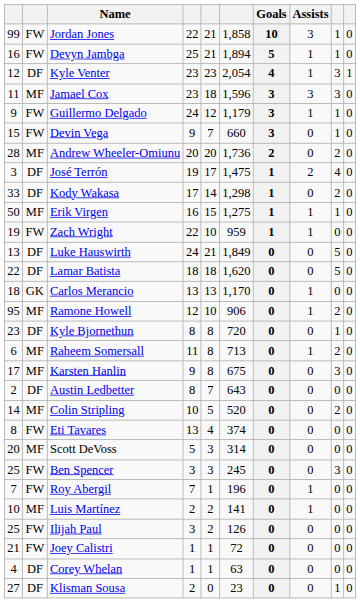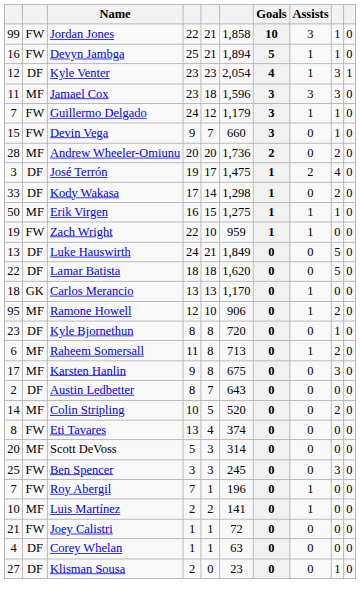(14, 113) 9 -> (14, 113) 7
- row: (76, 529)
